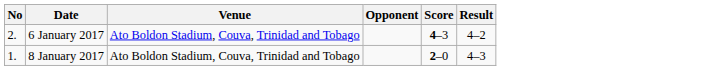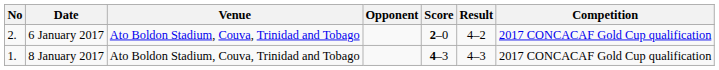+ column: (605, 14)
(439, 34) 4–3 -> (439, 34) 2–0
(439, 55) 2–0 -> (439, 55) 4–3
